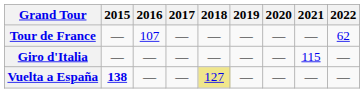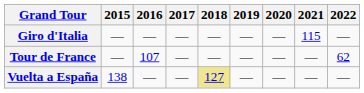rows swapped: (53, 56) <-> (53, 35)
(117, 77) bold -> (117, 77) normal
